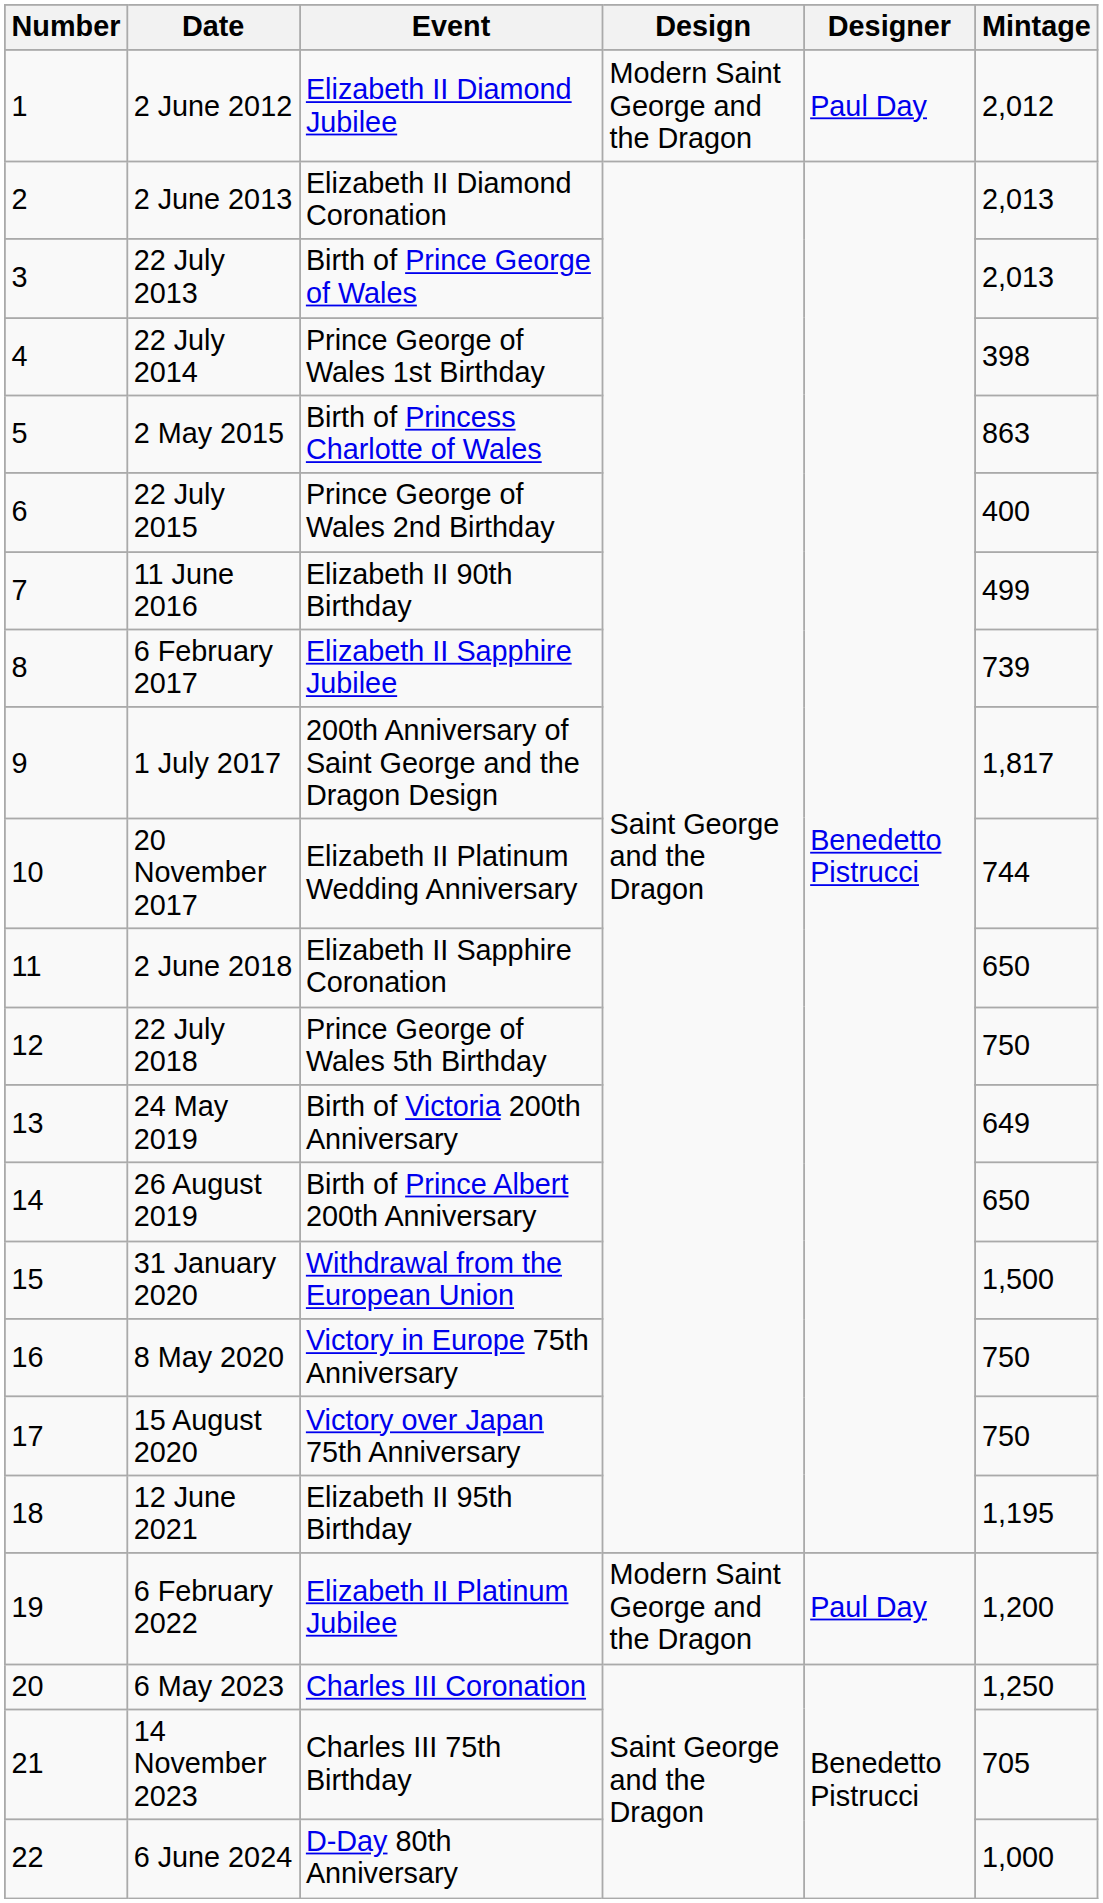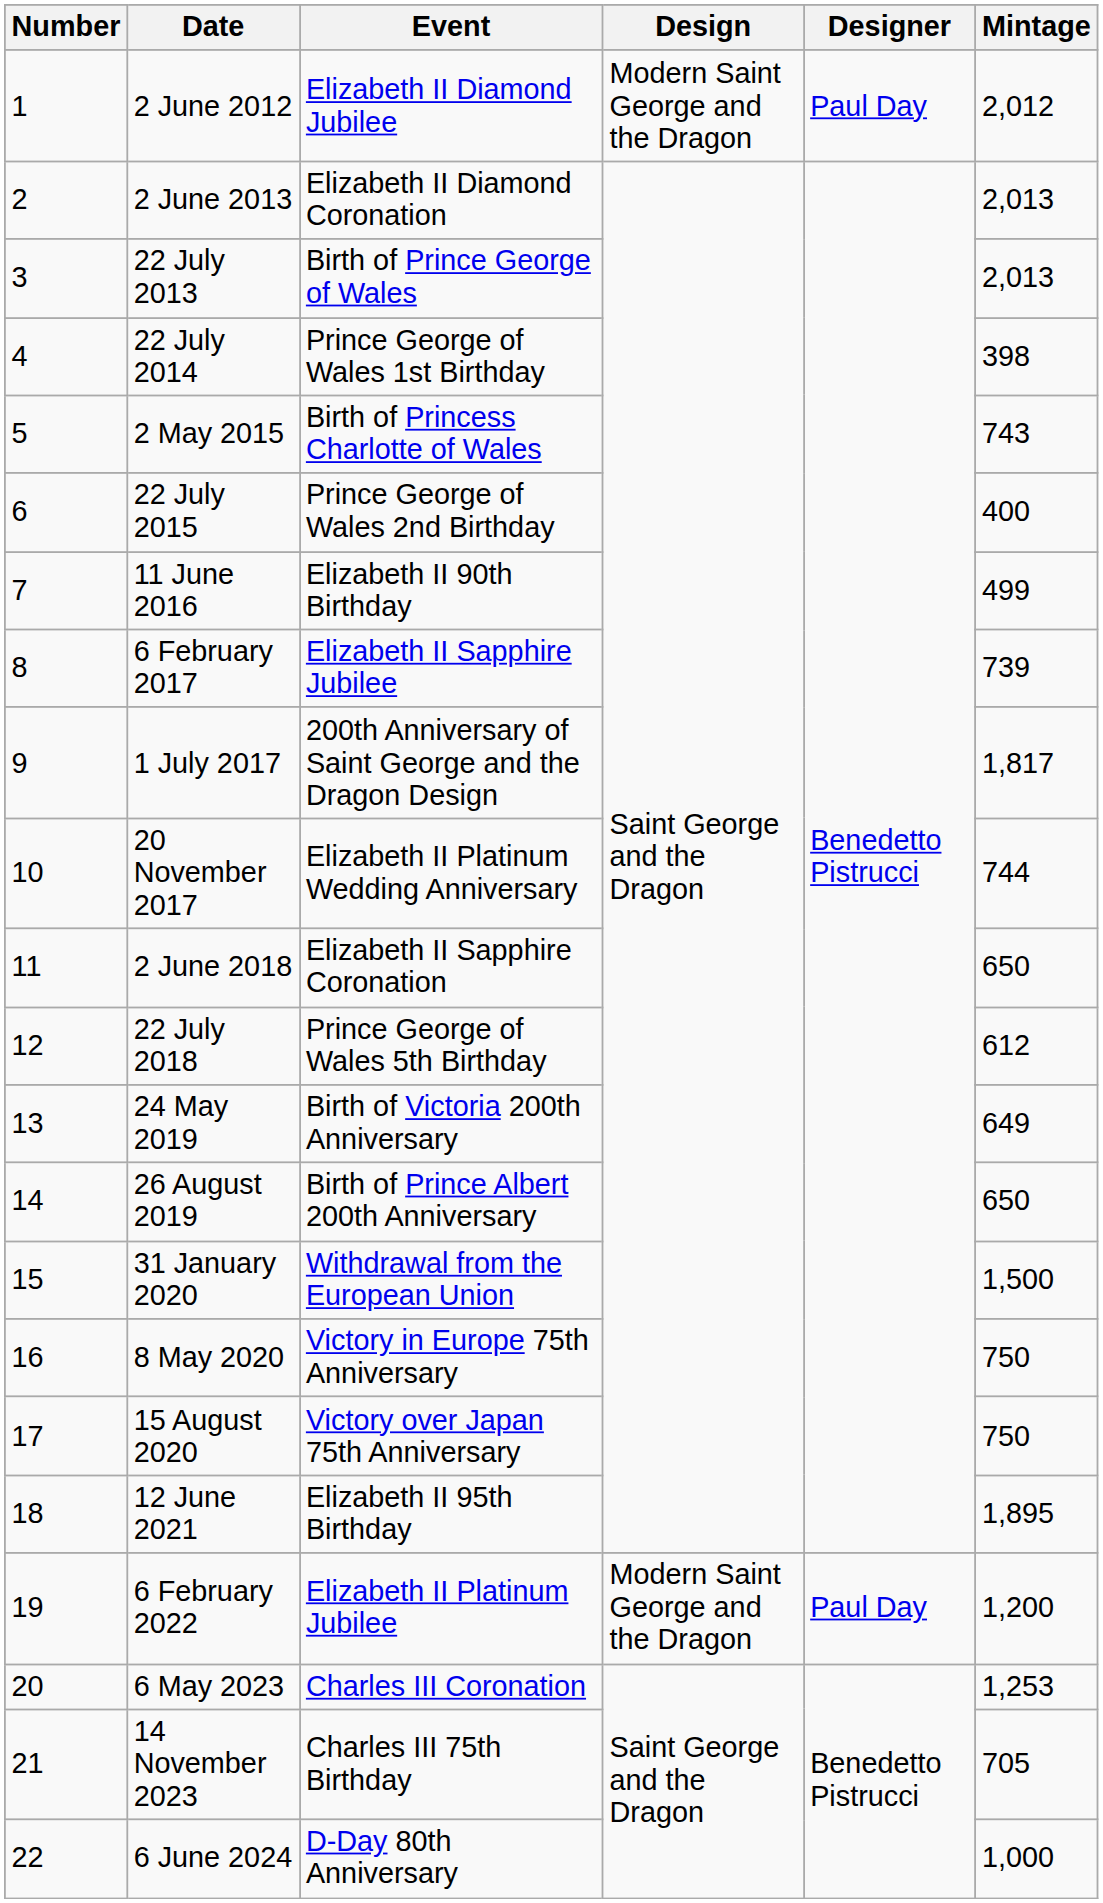(1006, 433) 863 -> (1006, 433) 743
(1006, 1045) 750 -> (1006, 1045) 612
(1018, 1513) 1,195 -> (1018, 1513) 1,895
(1018, 1686) 1,250 -> (1018, 1686) 1,253
